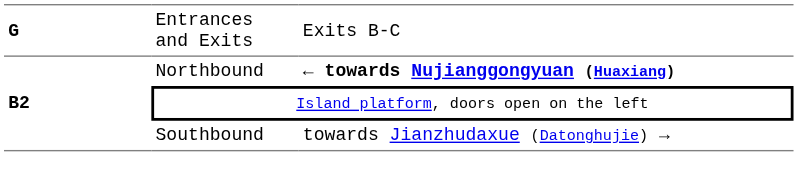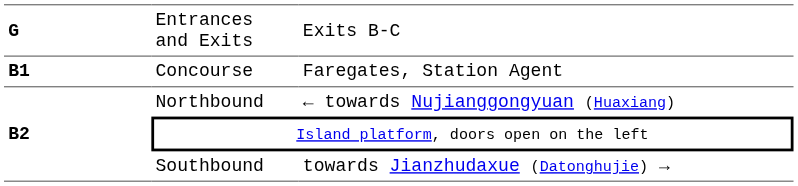+ row: (204, 71)
(489, 71) bold -> (489, 102) normal
